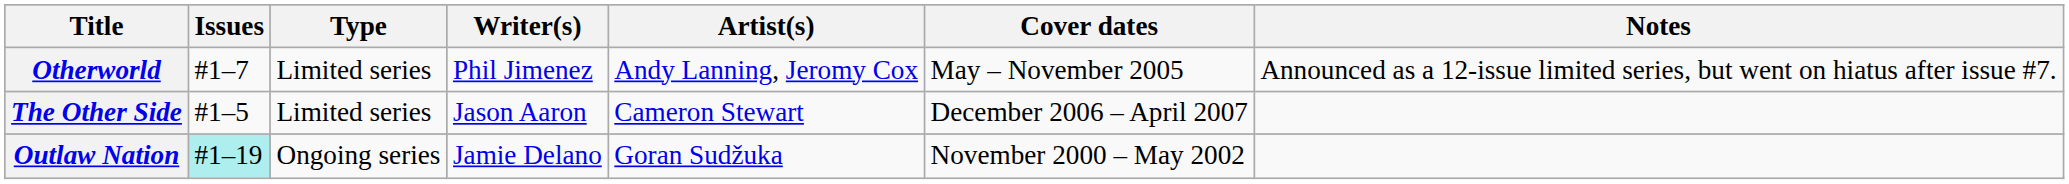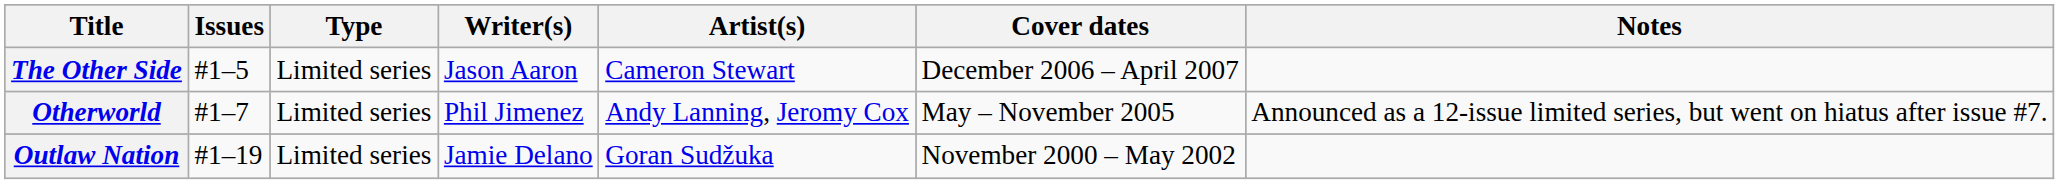rows swapped: (97, 112) <-> (97, 69)
(228, 155) paleturquoise background -> (228, 155) no background
(358, 155) Ongoing series -> (354, 155) Limited series
